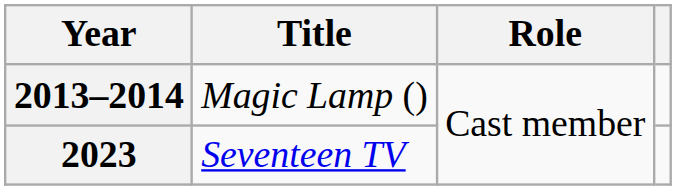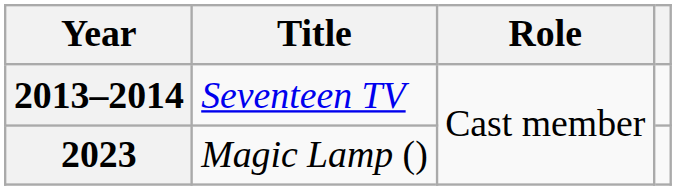(314, 94) Magic Lamp () -> (303, 94) Seventeen TV
(303, 154) Seventeen TV -> (314, 154) Magic Lamp ()
